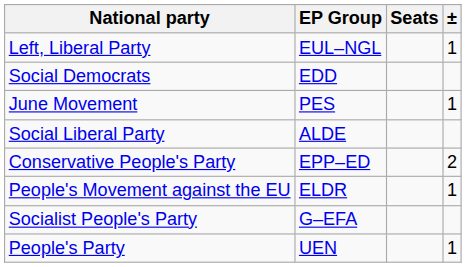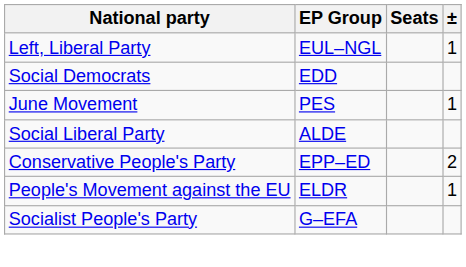- row: (67, 248)
